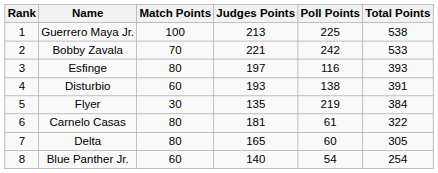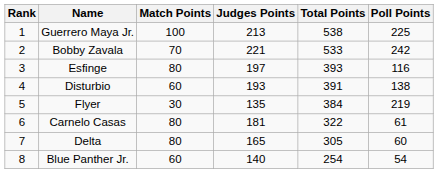columns swapped: (330, 13) <-> (398, 13)
